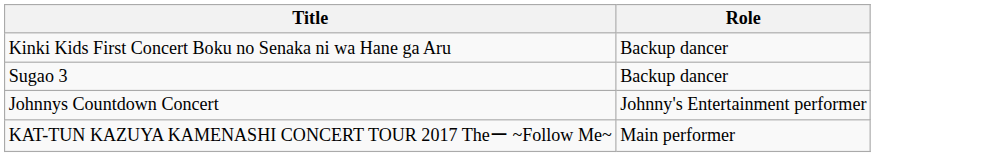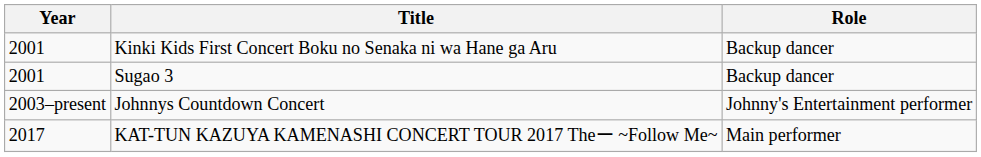+ column: (57, 18)
